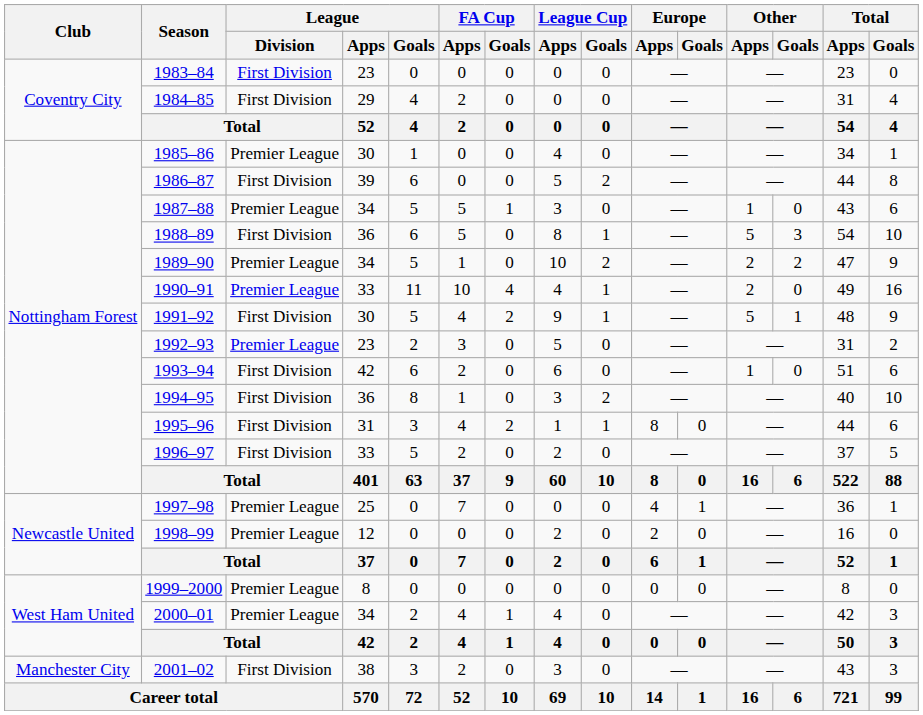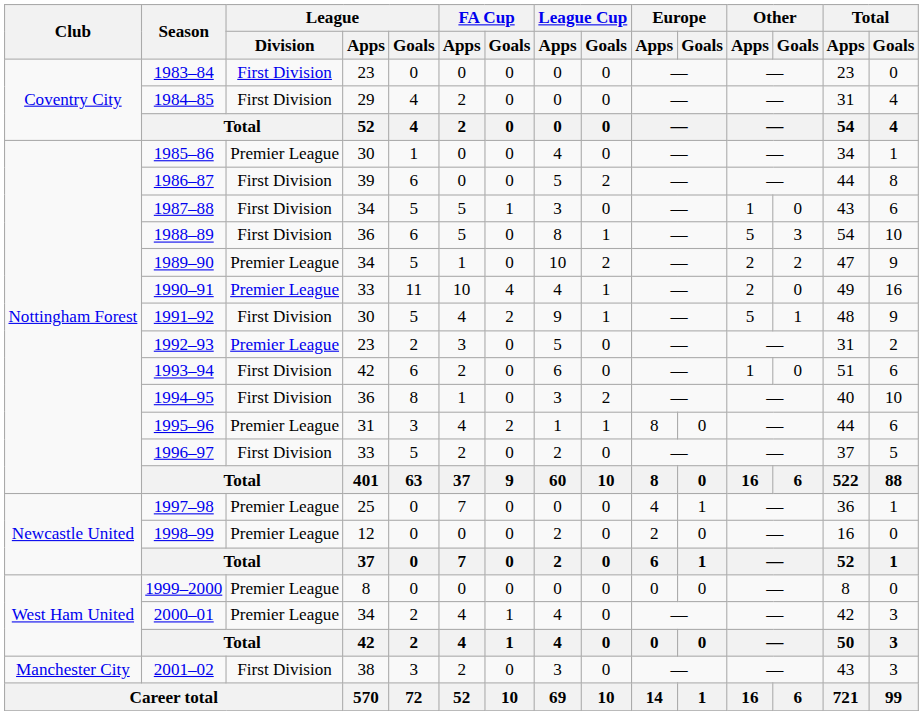(285, 208) Premier League -> (285, 208) First Division
(285, 425) First Division -> (285, 425) Premier League
